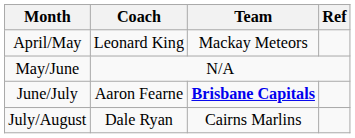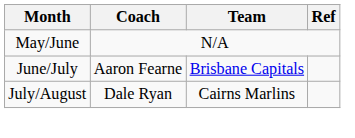- row: (47, 42)
(253, 94) bold -> (247, 68) normal
